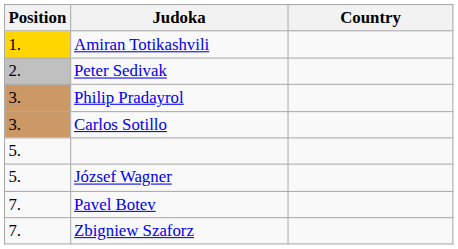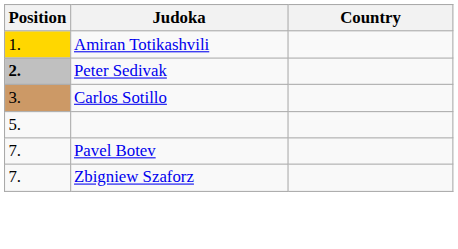(15, 71) normal -> (15, 71) bold
- row: (129, 97)
- row: (123, 177)
